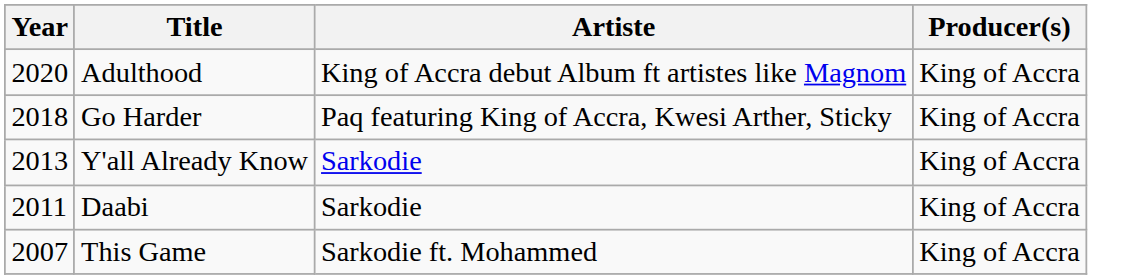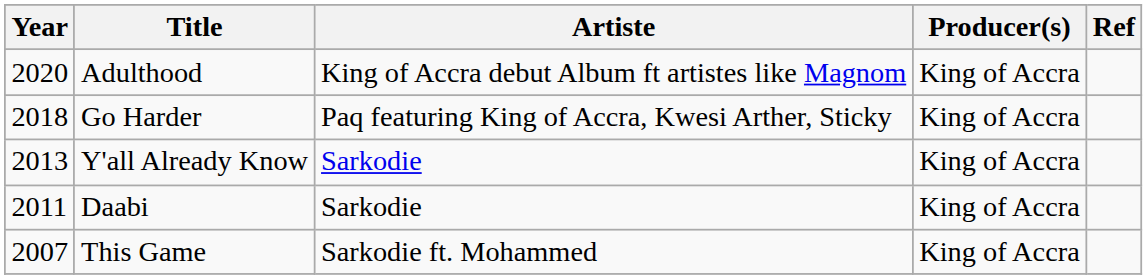+ column: (1114, 26)
